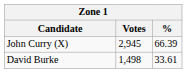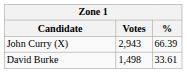(130, 44) 2,945 -> (130, 44) 2,943
